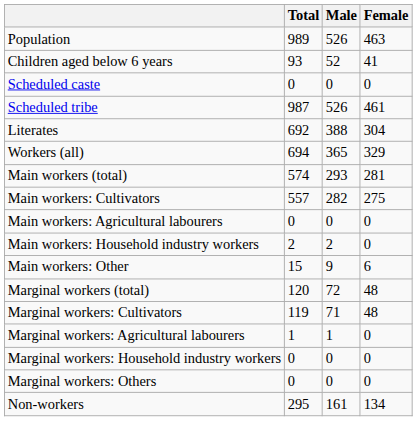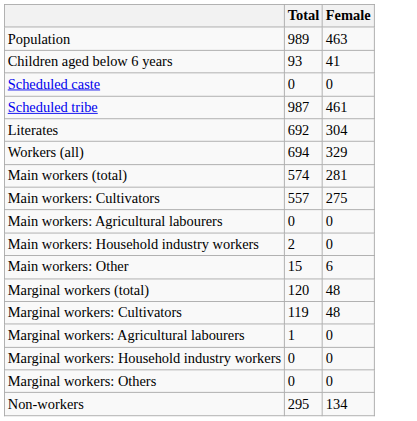- column: (341, 15)
